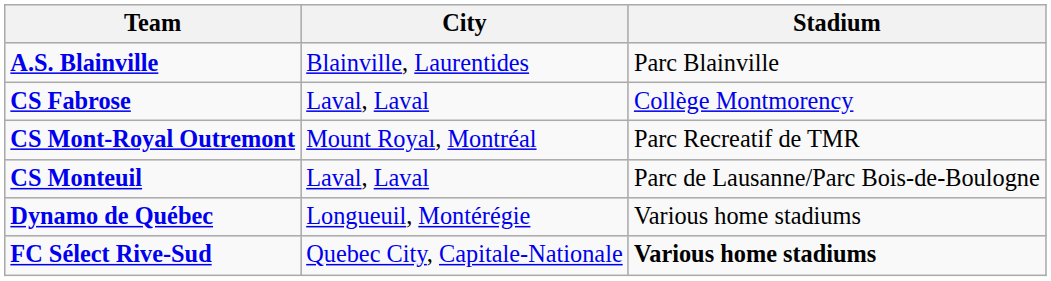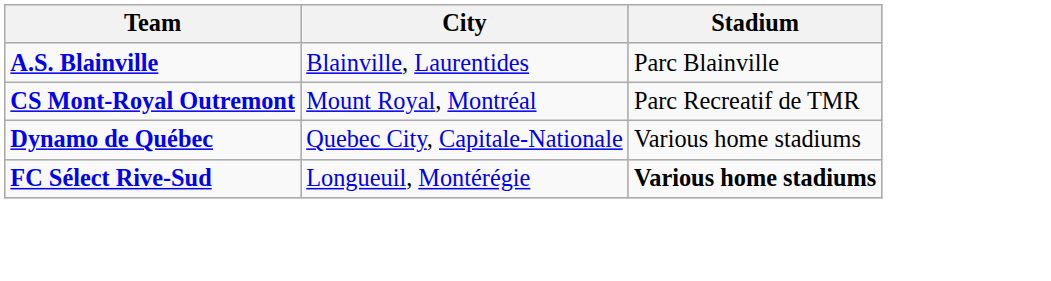- row: (71, 100)
- row: (76, 178)
(418, 216) Longueuil, Montérégie -> (464, 139) Quebec City, Capitale-Nationale
(464, 255) Quebec City, Capitale-Nationale -> (418, 178) Longueuil, Montérégie
